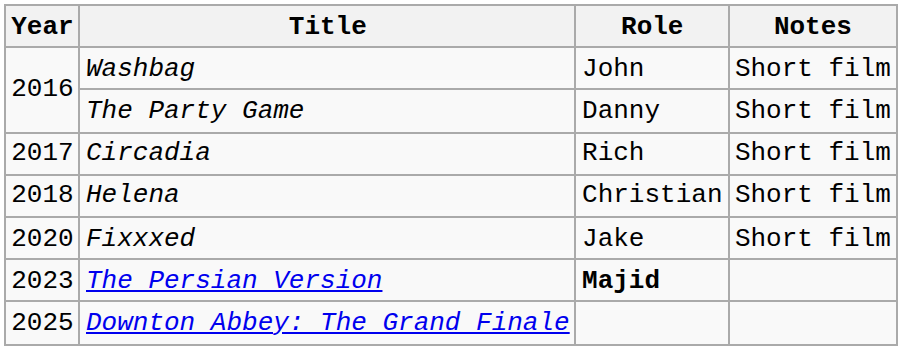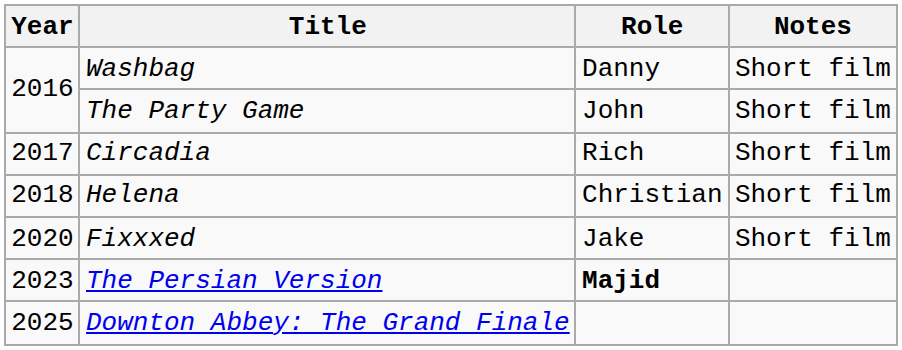(613, 69) John -> (621, 69) Danny
(621, 111) Danny -> (613, 111) John
